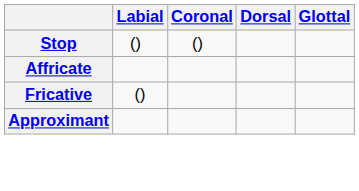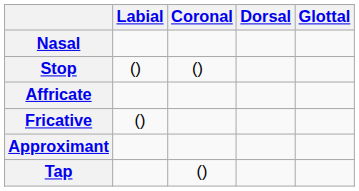+ row: (59, 43)
+ row: (59, 172)
